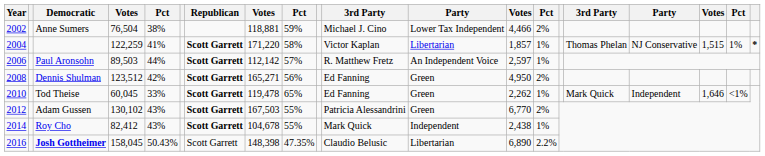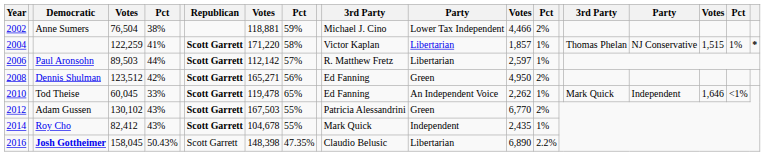(454, 61) An Independent Voice -> (432, 61) Libertarian
(422, 94) Green -> (454, 94) An Independent Voice
(520, 126) 2,438 -> (520, 126) 2,435
